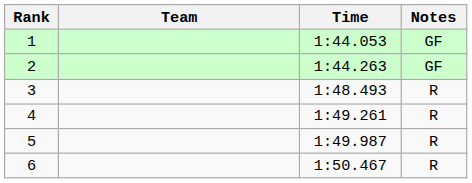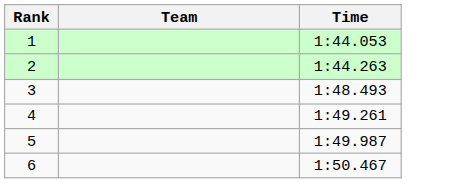- column: (434, 17)
